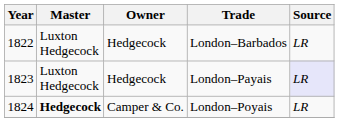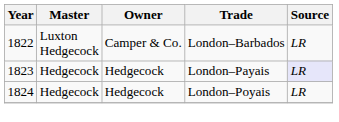(136, 43) Hedgecock -> (143, 43) Camper & Co.
(69, 78) Luxton Hedgecock -> (69, 71) Hedgecock
(70, 106) bold -> (69, 92) normal
(145, 106) Camper & Co. -> (134, 92) Hedgecock
